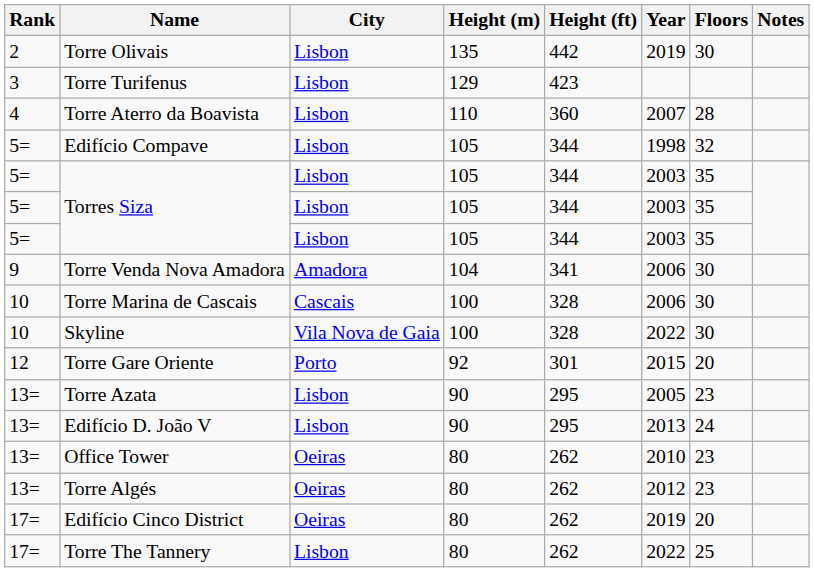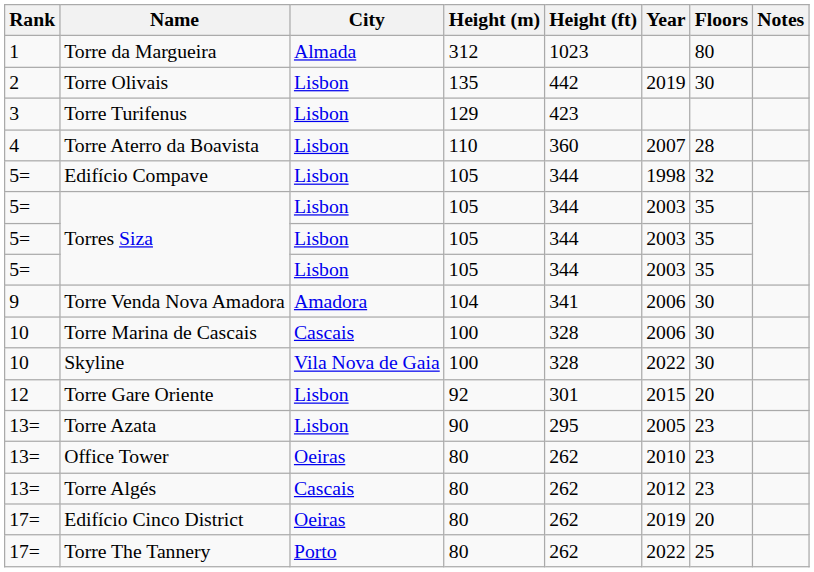+ row: (14, 51)
(315, 363) Porto -> (321, 394) Lisbon
- row: (25, 425)
(320, 488) Oeiras -> (324, 488) Cascais
(321, 550) Lisbon -> (315, 550) Porto
